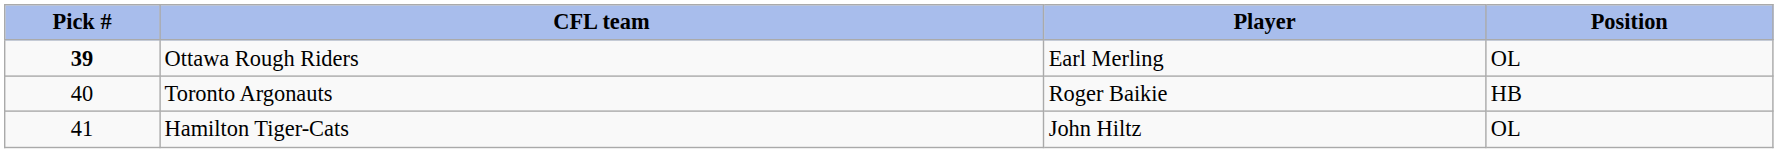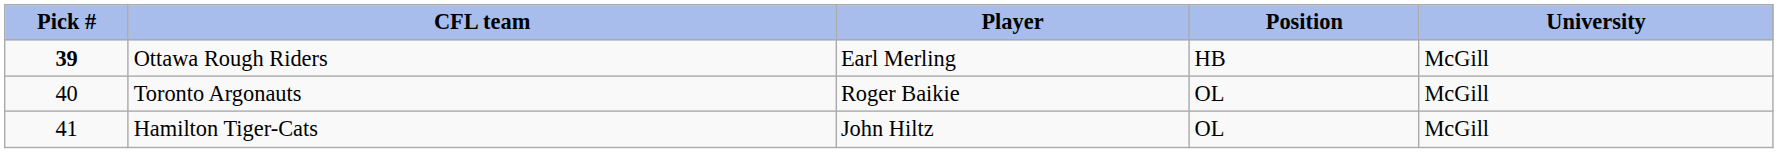+ column: (1596, 22)
(1506, 57) OL -> (1210, 57) HB
(1506, 93) HB -> (1209, 93) OL
